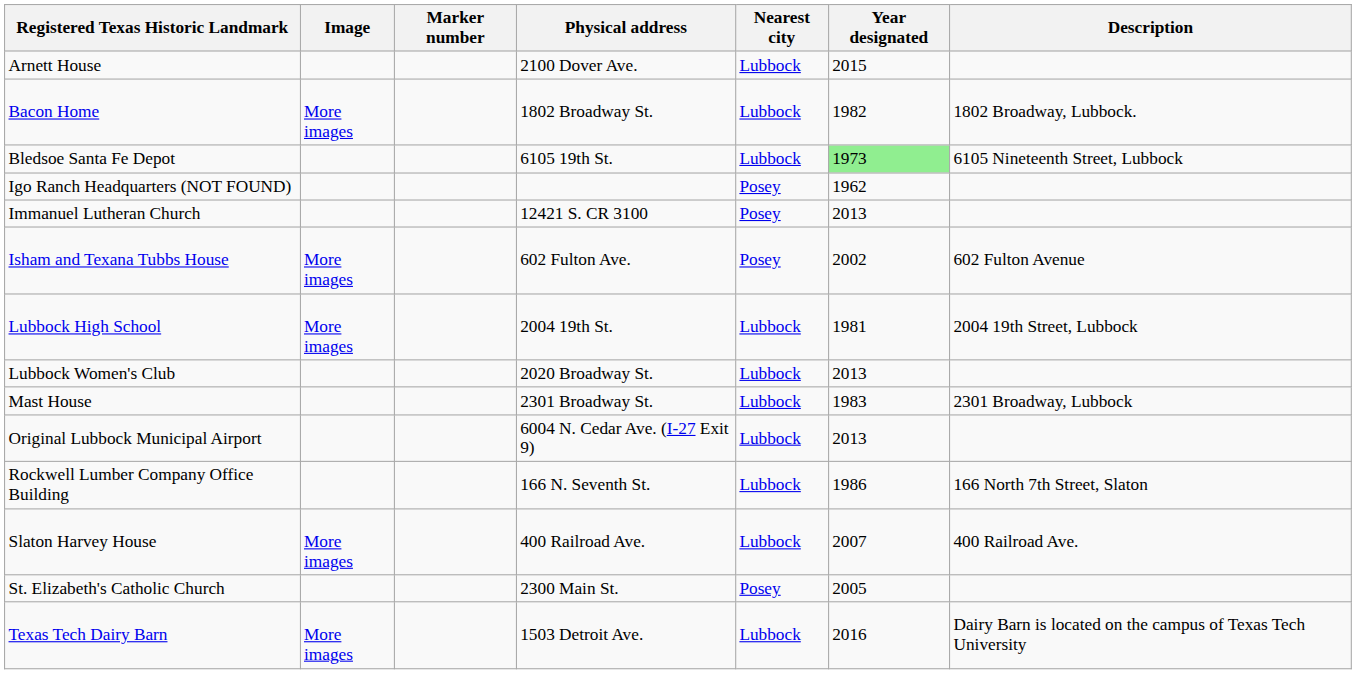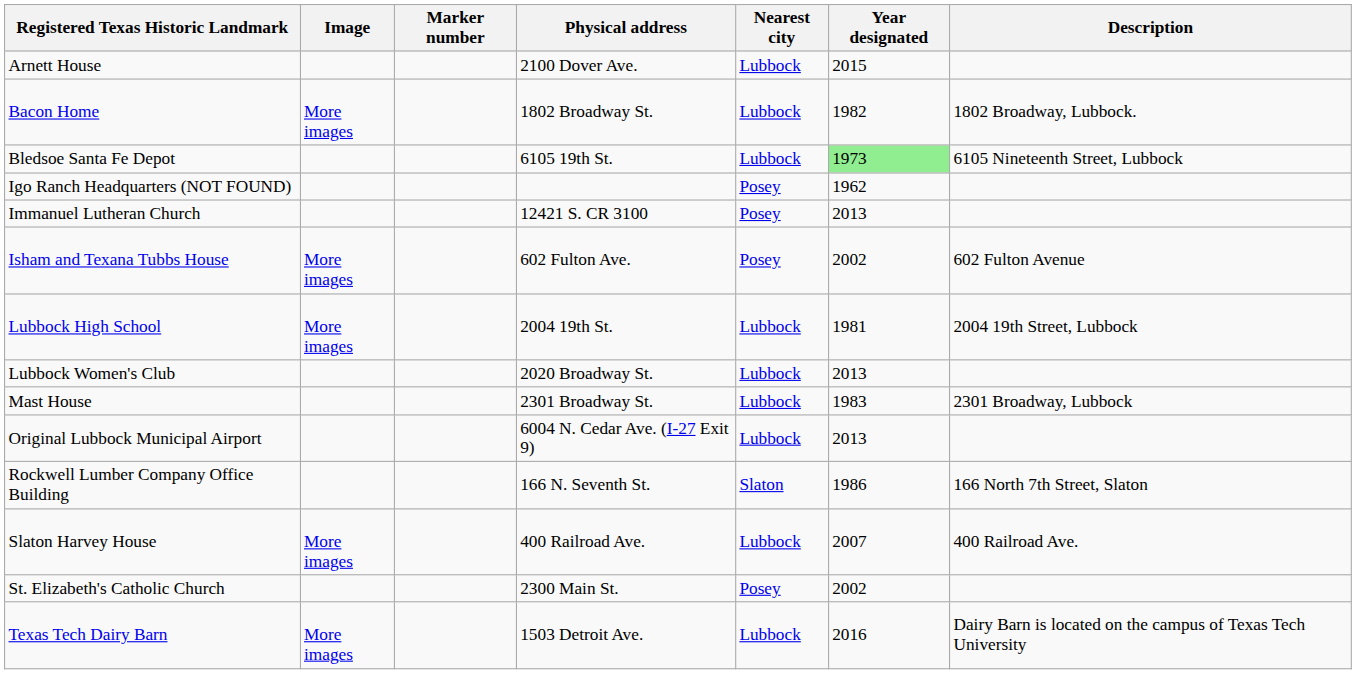(770, 484) Lubbock -> (761, 484) Slaton
(849, 588) 2005 -> (849, 588) 2002
